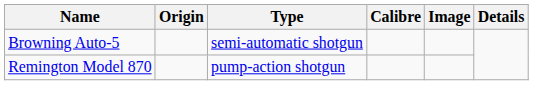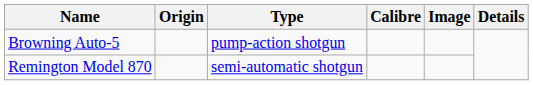(287, 42) semi-automatic shotgun -> (278, 42) pump-action shotgun
(278, 67) pump-action shotgun -> (287, 67) semi-automatic shotgun
